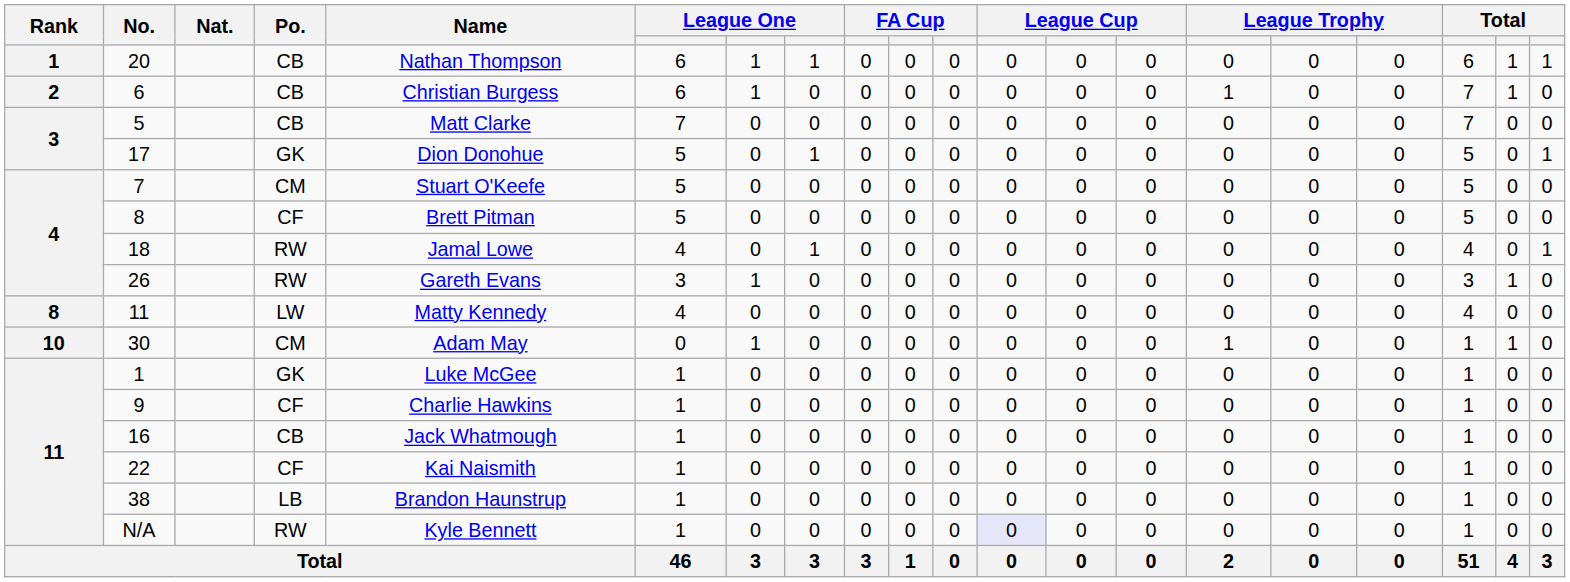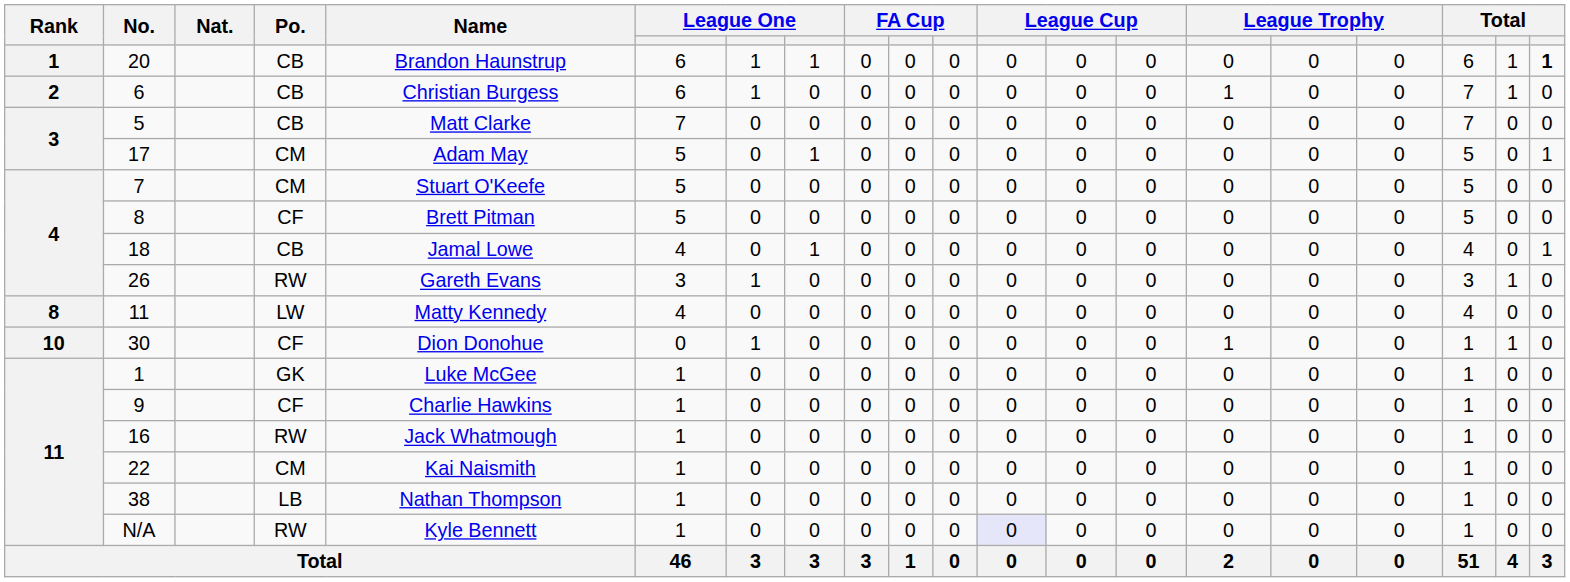(480, 61) Nathan Thompson -> (480, 61) Brandon Haunstrup
(1547, 61) normal -> (1547, 61) bold
(290, 155) GK -> (290, 155) CM
(480, 155) Dion Donohue -> (480, 155) Adam May
(290, 249) RW -> (290, 249) CB
(290, 342) CM -> (290, 342) CF
(480, 342) Adam May -> (480, 342) Dion Donohue
(290, 436) CB -> (290, 436) RW
(290, 468) CF -> (290, 468) CM
(480, 499) Brandon Haunstrup -> (480, 499) Nathan Thompson
